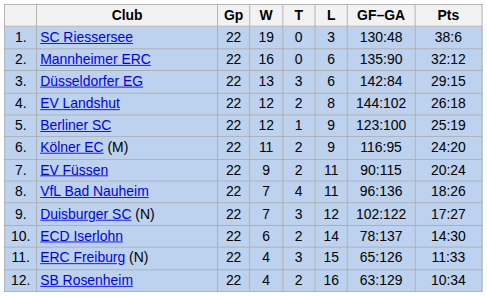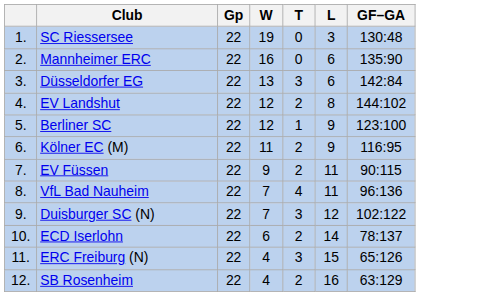- column: (448, 15)
